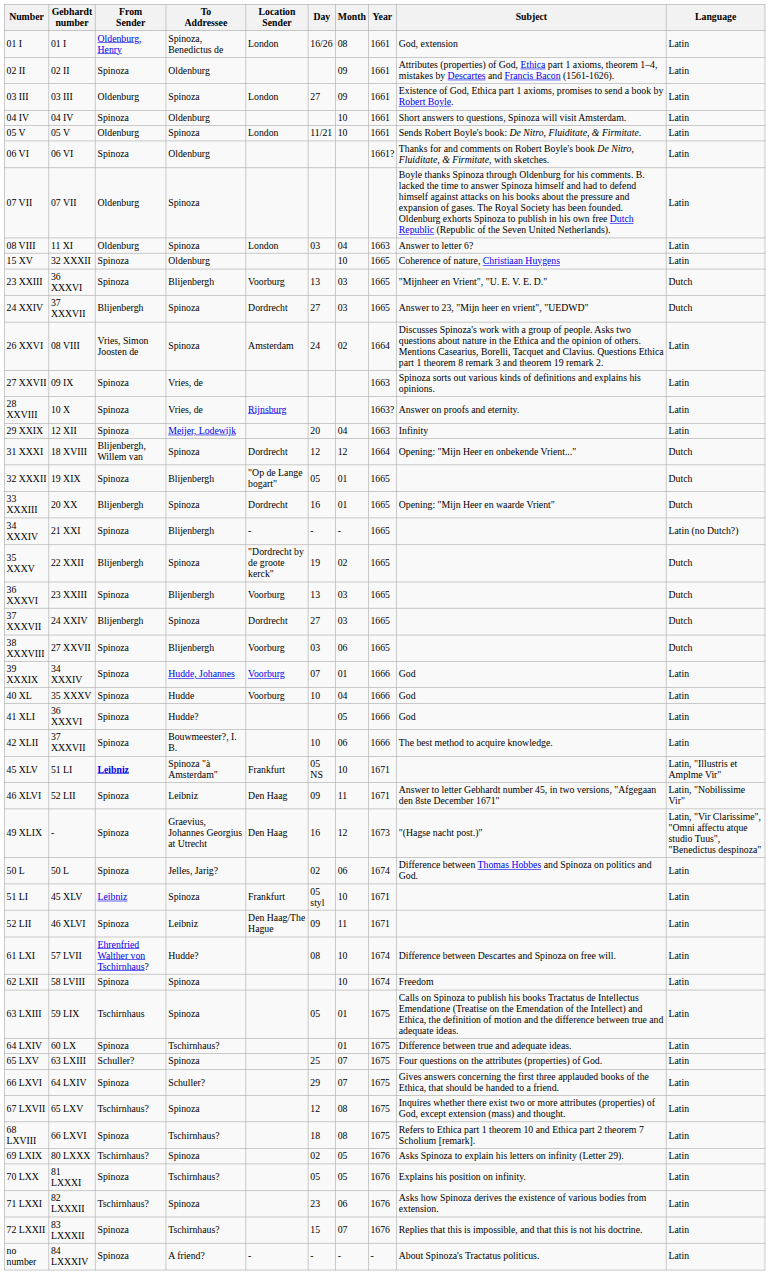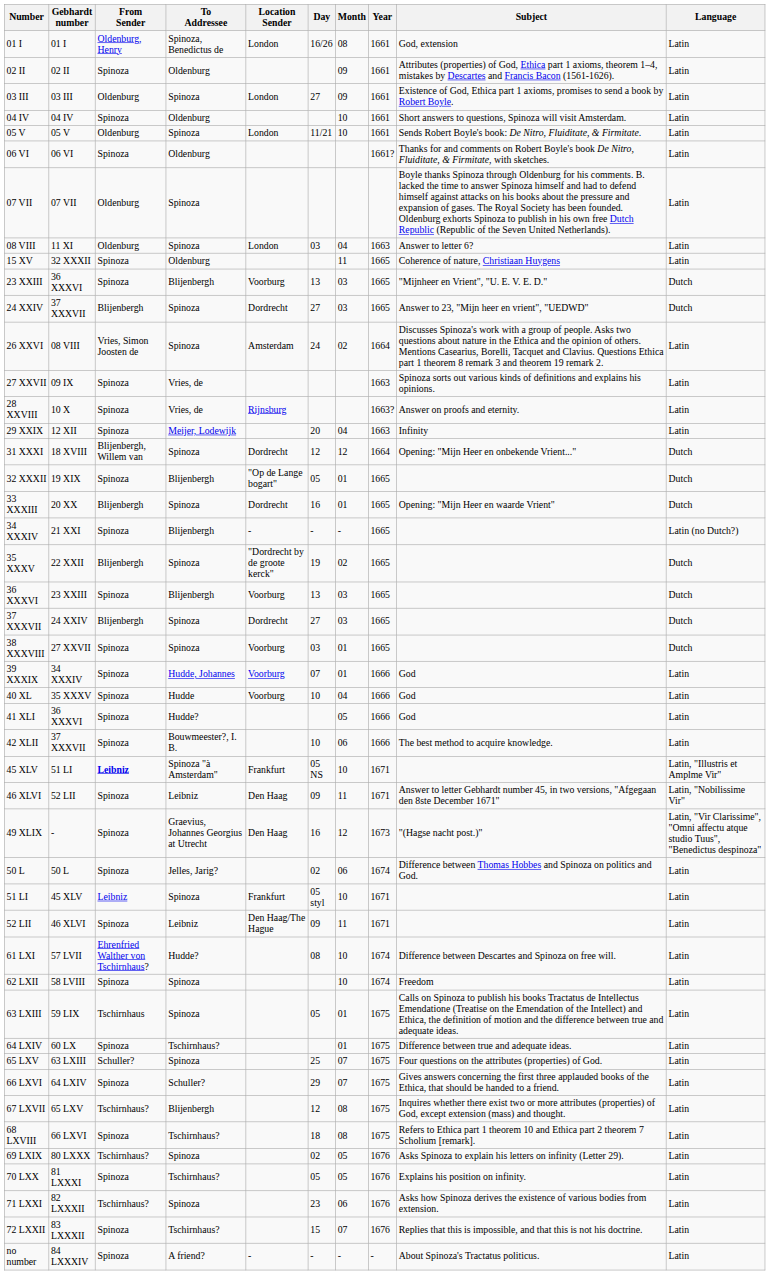(343, 261) 10 -> (342, 261) 11
(191, 648) Blijenbergh -> (184, 648) Spinoza
(343, 648) 06 -> (343, 648) 01
(184, 1109) Spinoza -> (191, 1109) Blijenbergh
